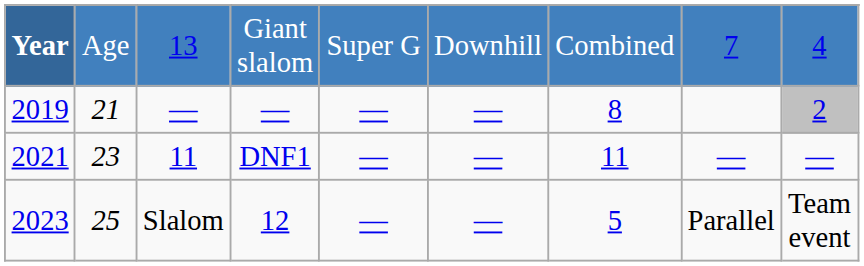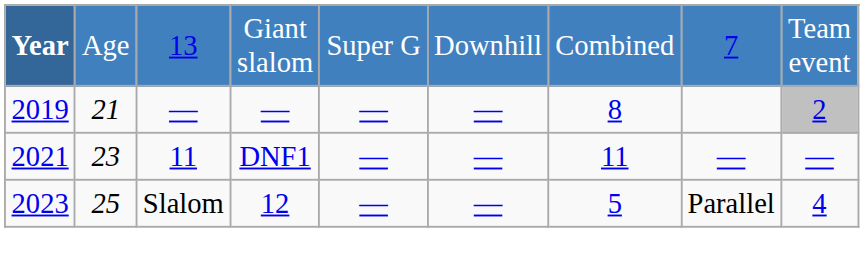(820, 45) 4 -> (820, 45) Team event
(820, 220) Team event -> (820, 203) 4
